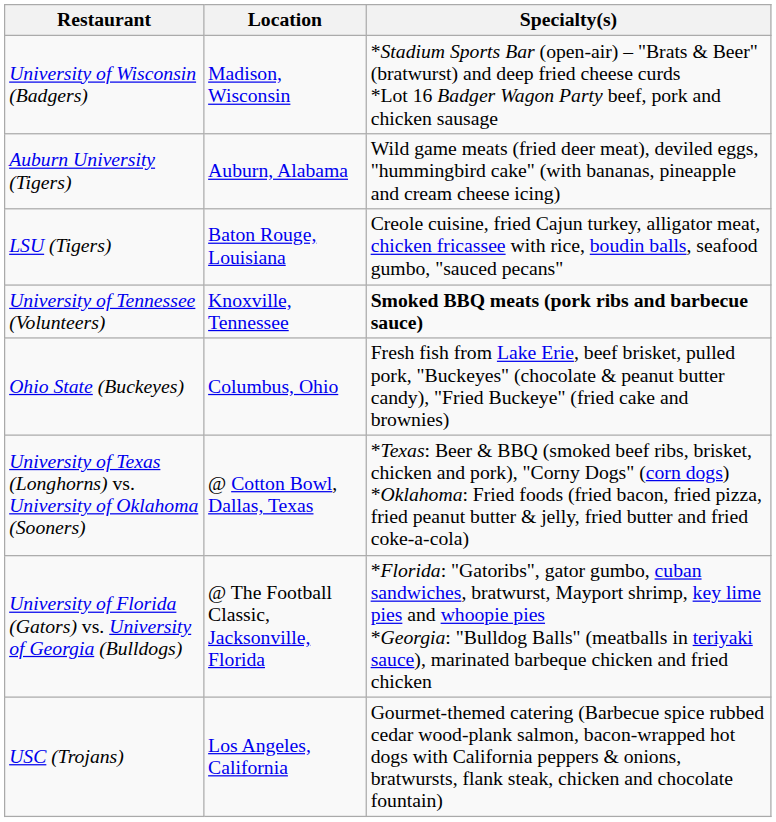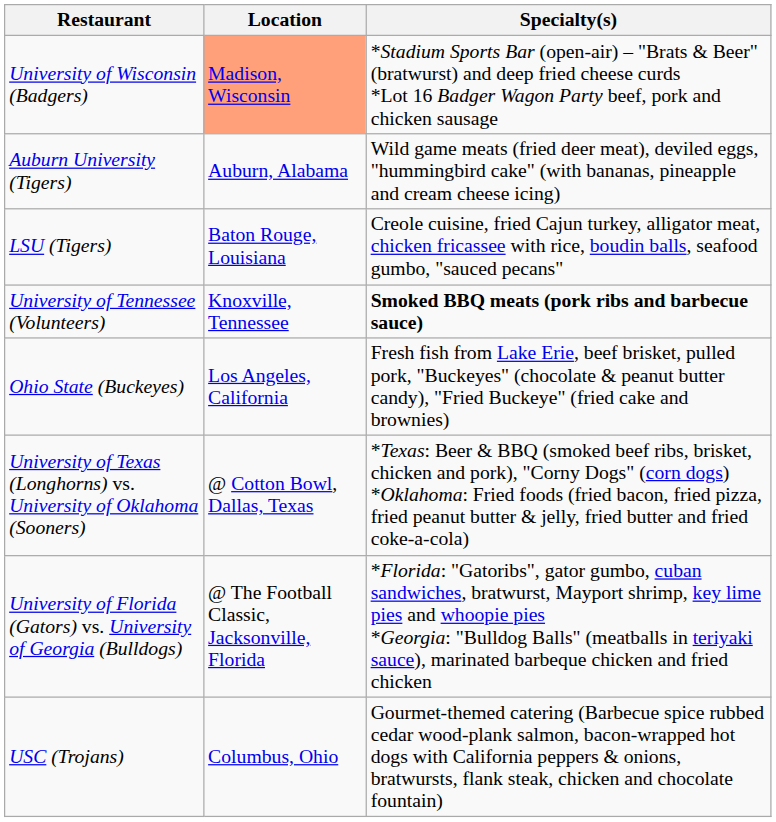(249, 84) no background -> (249, 84) lightsalmon background
(273, 386) Columbus, Ohio -> (260, 386) Los Angeles, California
(260, 756) Los Angeles, California -> (273, 756) Columbus, Ohio
